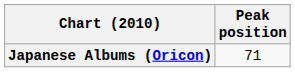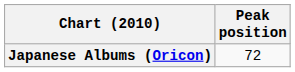(253, 56) 71 -> (253, 56) 72
